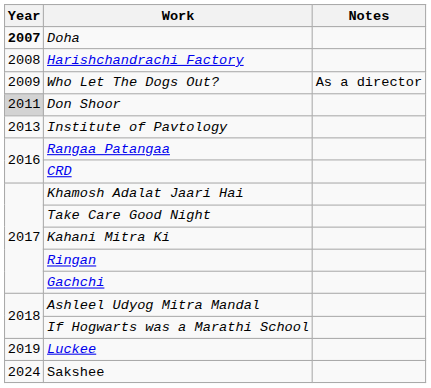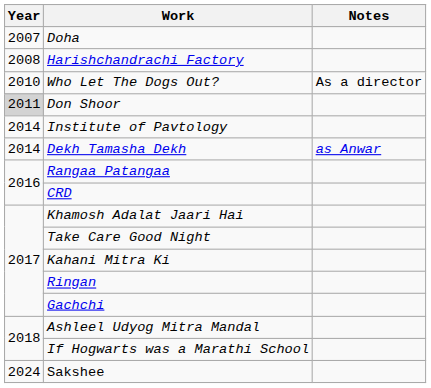(24, 38) bold -> (24, 38) normal
(24, 82) 2009 -> (24, 82) 2010
(24, 127) 2013 -> (24, 127) 2014
+ row: (117, 149)
- row: (72, 349)
